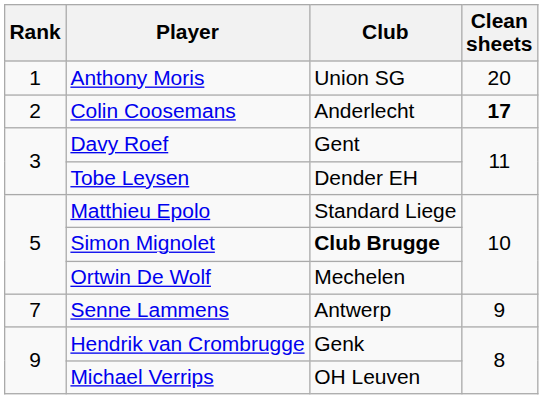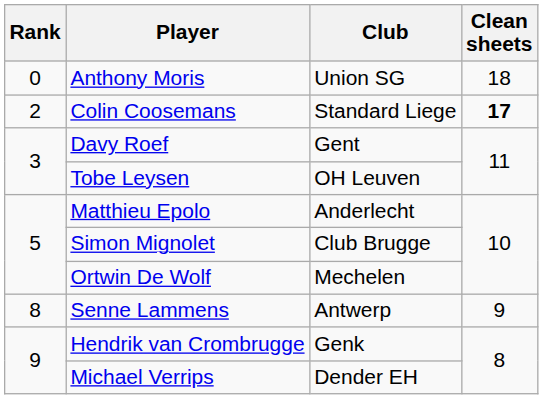(35, 77) 1 -> (35, 77) 0
(499, 77) 20 -> (499, 77) 18
(364, 111) Anderlecht -> (385, 111) Standard Liege
(366, 177) Dender EH -> (367, 177) OH Leuven
(385, 210) Standard Liege -> (364, 210) Anderlecht
(377, 244) bold -> (372, 244) normal
(35, 310) 7 -> (35, 310) 8
(367, 377) OH Leuven -> (366, 377) Dender EH
